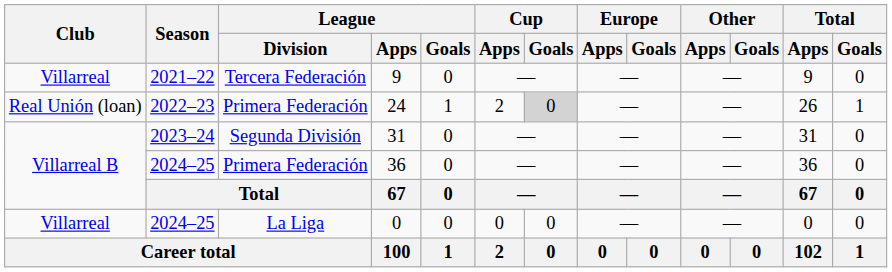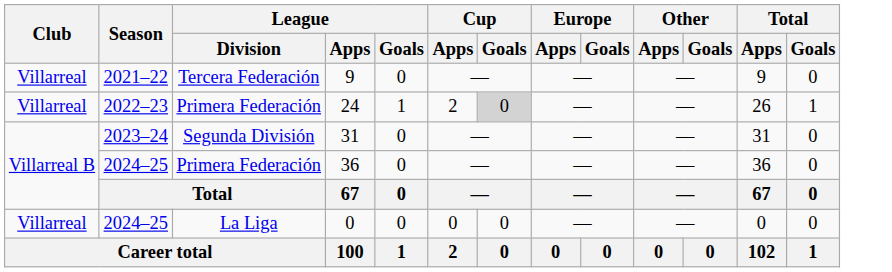(75, 106) Real Unión (loan) -> (52, 106) Villarreal
